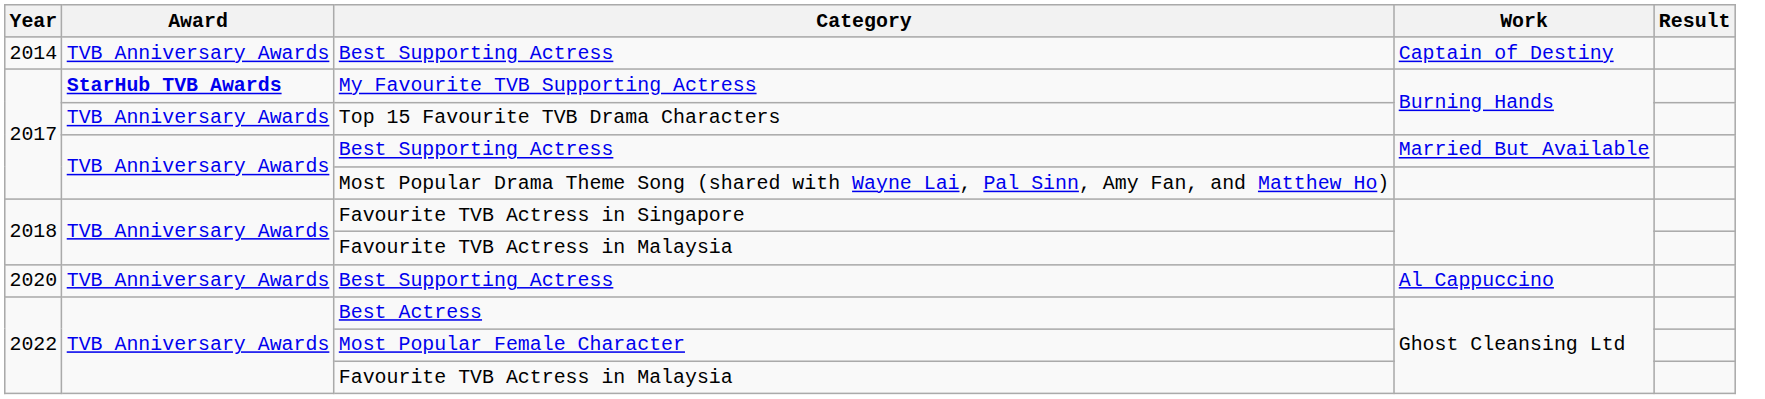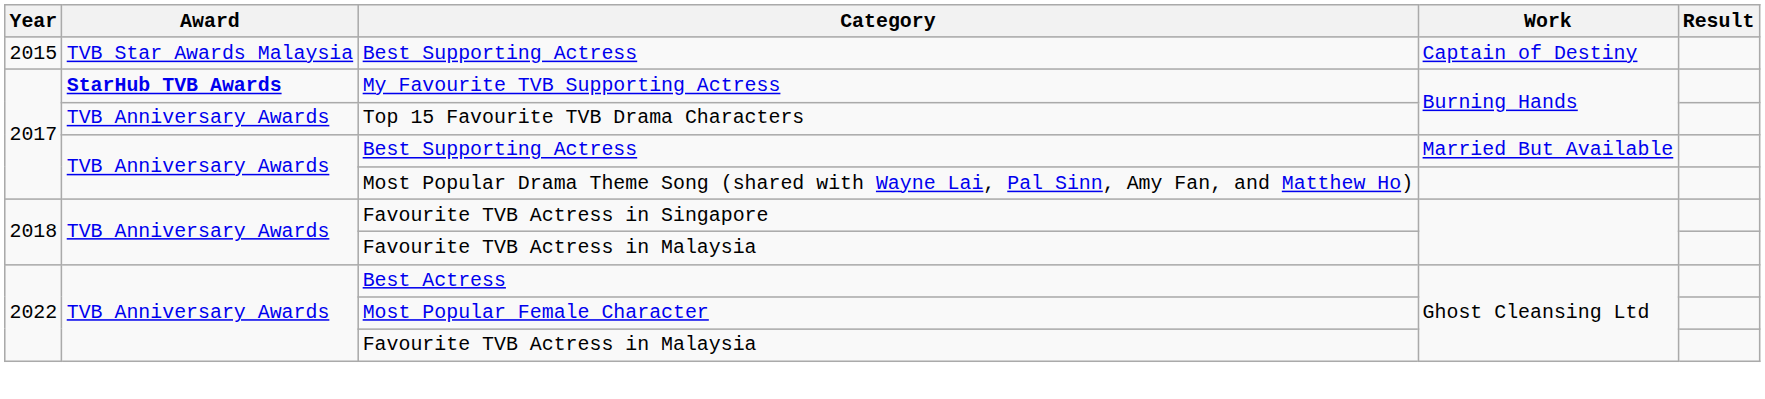(33, 53) 2014 -> (33, 53) 2015
(198, 53) TVB Anniversary Awards -> (210, 53) TVB Star Awards Malaysia
- row: (476, 280)
